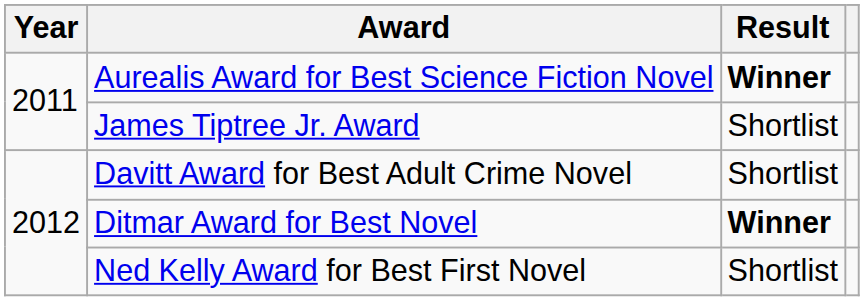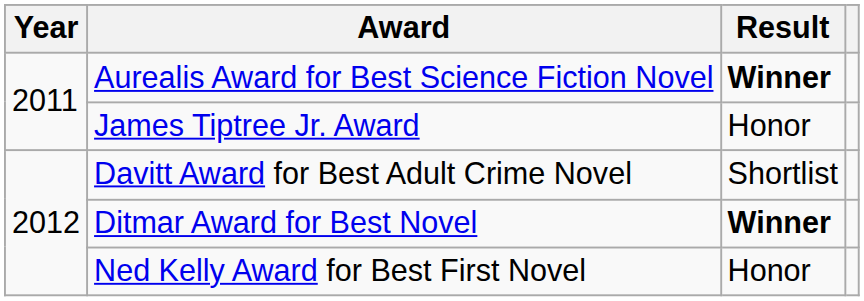(783, 125) Shortlist -> (769, 125) Honor
(783, 271) Shortlist -> (769, 271) Honor
